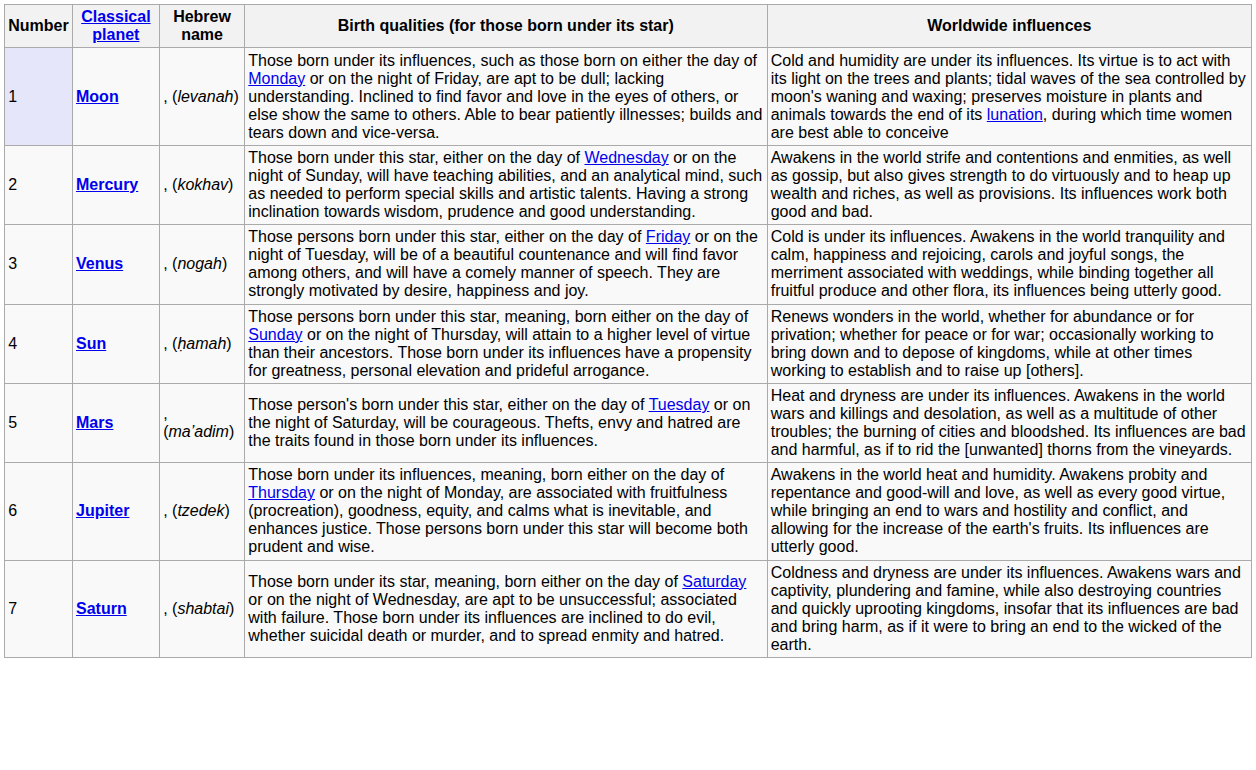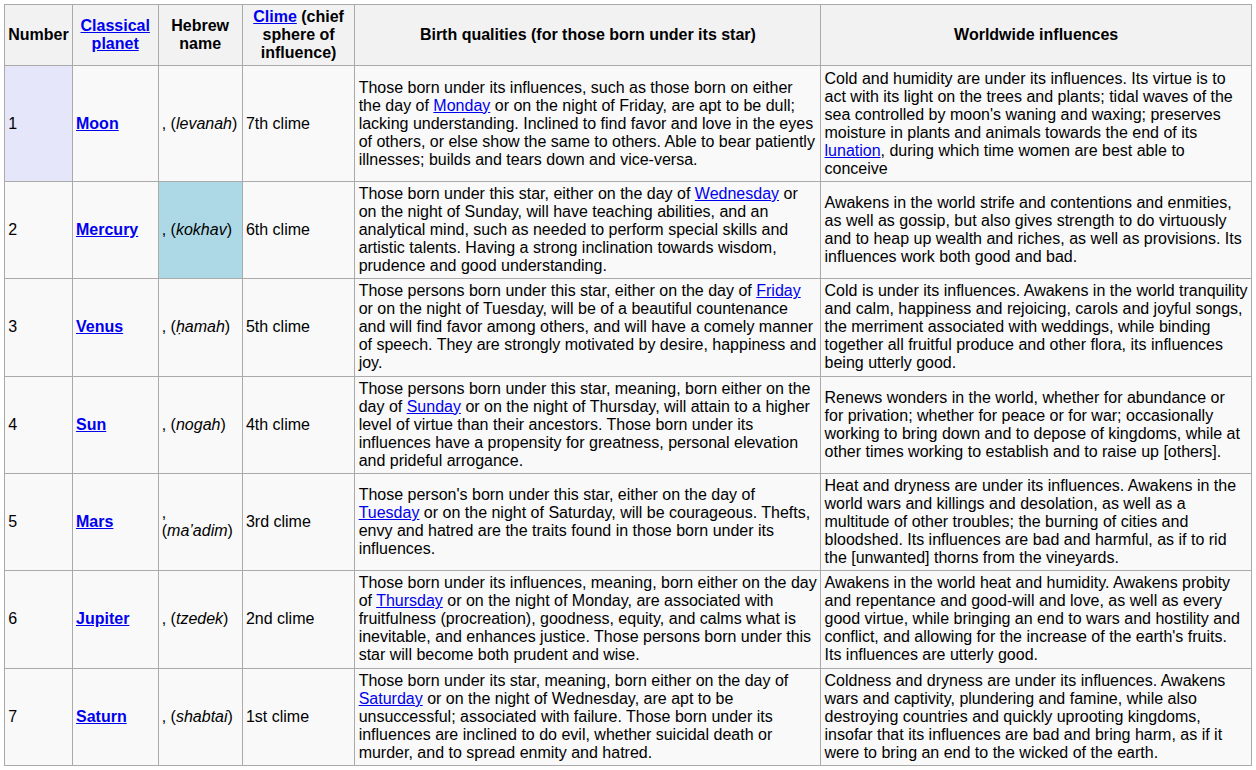+ column: (299, 35)
(198, 184) no background -> (197, 229) lightblue background
(195, 264) , (nogah) -> (196, 327) , (ḥamah)
(197, 343) , (ḥamah) -> (194, 424) , (nogah)
